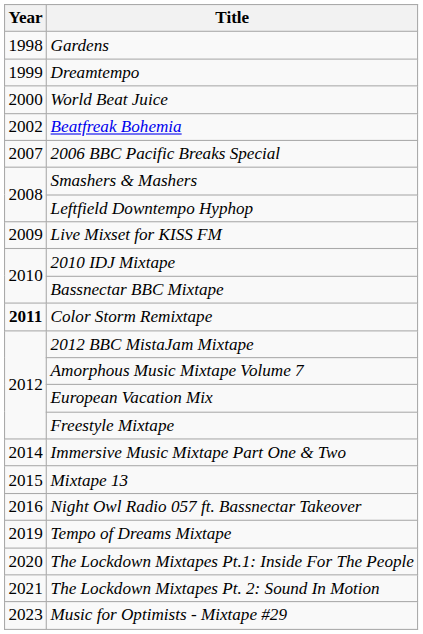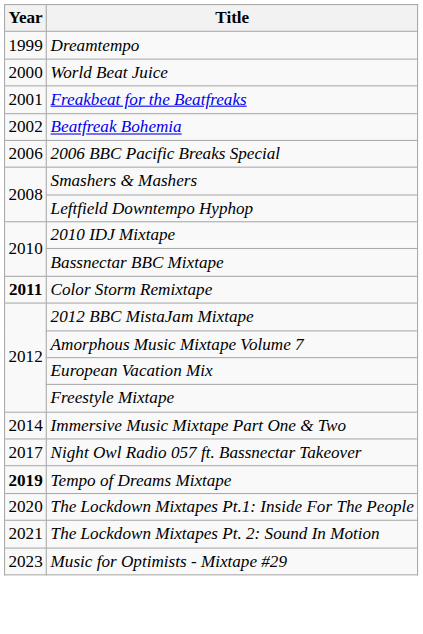- row: (80, 45)
+ row: (149, 99)
(26, 153) 2007 -> (26, 153) 2006
- row: (136, 235)
- row: (89, 479)
(26, 506) 2016 -> (26, 452) 2017
(26, 533) normal -> (26, 479) bold
